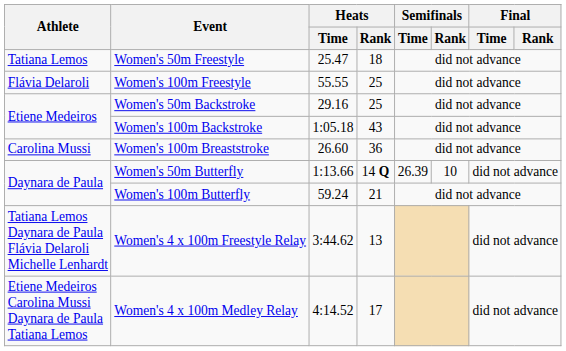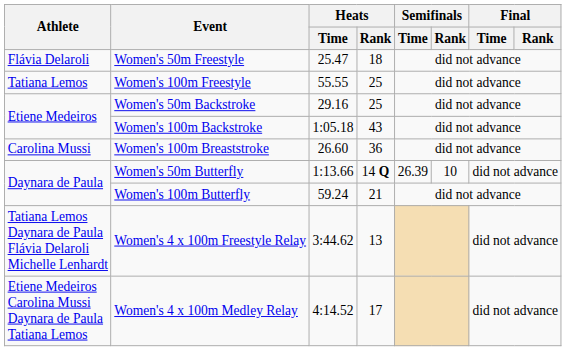(48, 60) Tatiana Lemos -> (48, 60) Flávia Delaroli
(48, 83) Flávia Delaroli -> (48, 83) Tatiana Lemos
